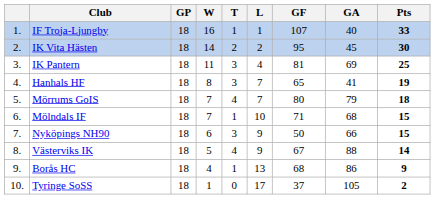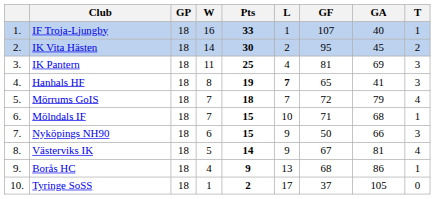columns swapped: (234, 13) <-> (404, 13)
(260, 82) normal -> (287, 82) bold
(299, 99) 80 -> (326, 99) 72
(351, 151) 88 -> (379, 151) 81
